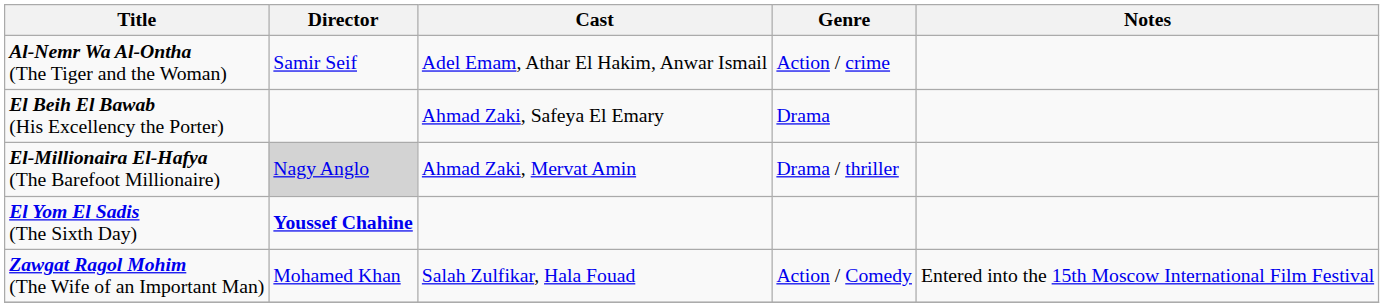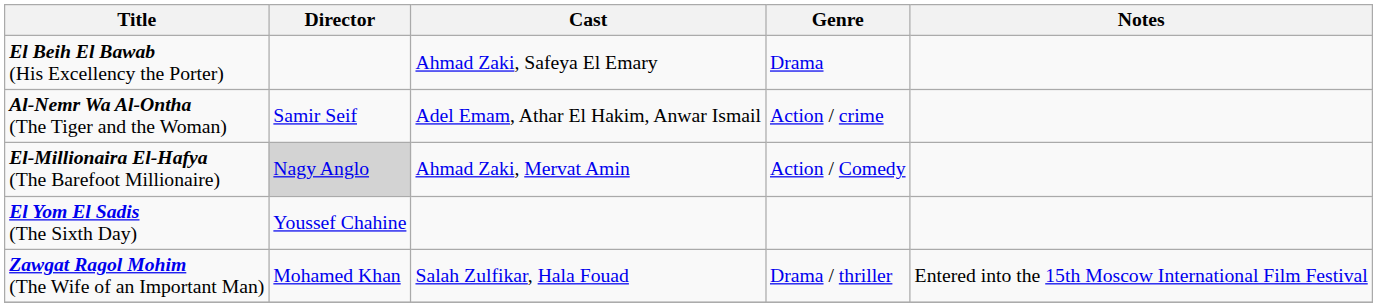rows swapped: (118, 62) <-> (117, 115)
(838, 169) Drama / thriller -> (838, 169) Action / Comedy
(343, 222) bold -> (340, 222) normal
(844, 275) Action / Comedy -> (831, 275) Drama / thriller
